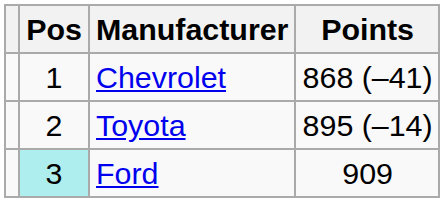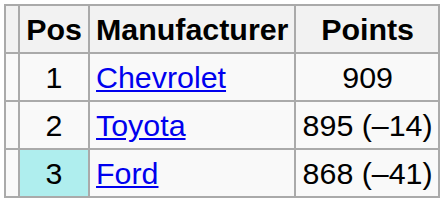(368, 77) 868 (–41) -> (368, 77) 909
(368, 174) 909 -> (368, 174) 868 (–41)
